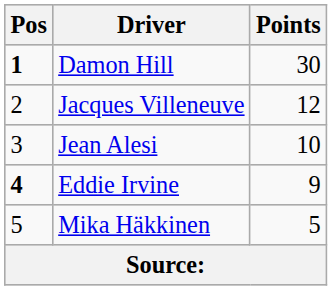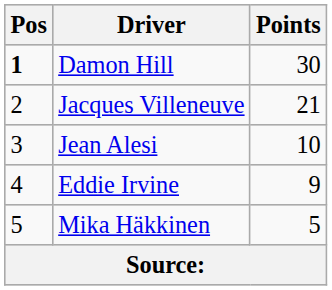(309, 104) 12 -> (309, 104) 21
(17, 185) bold -> (17, 185) normal
